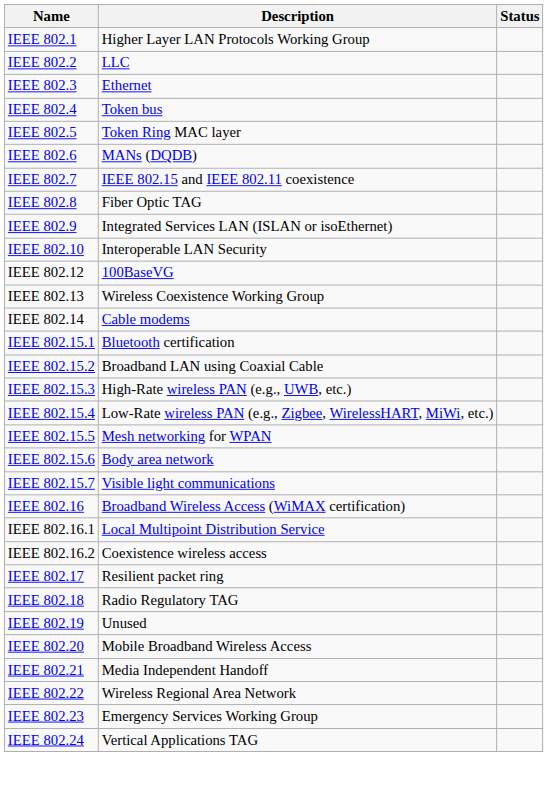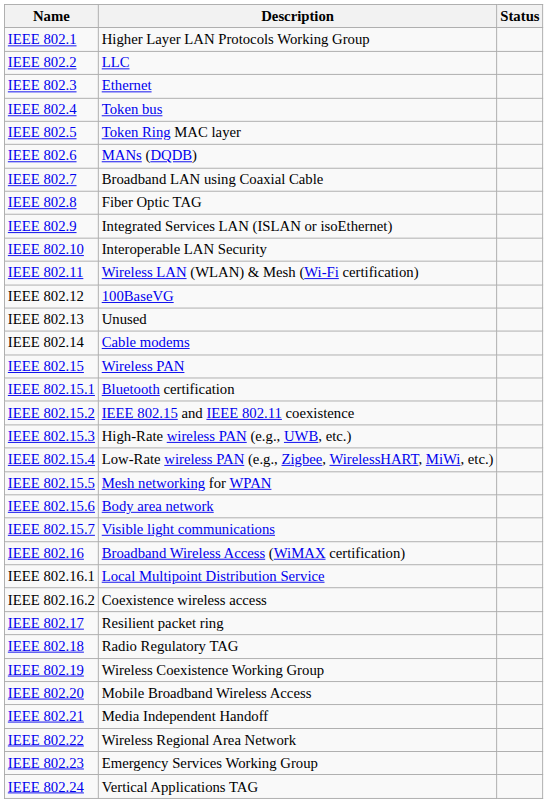(228, 179) IEEE 802.15 and IEEE 802.11 coexistence -> (213, 179) Broadband LAN using Coaxial Cable
+ row: (46, 272)
(213, 296) Wireless Coexistence Working Group -> (124, 319) Unused
+ row: (46, 366)
(213, 366) Broadband LAN using Coaxial Cable -> (228, 413) IEEE 802.15 and IEEE 802.11 coexistence
(124, 623) Unused -> (213, 669) Wireless Coexistence Working Group
